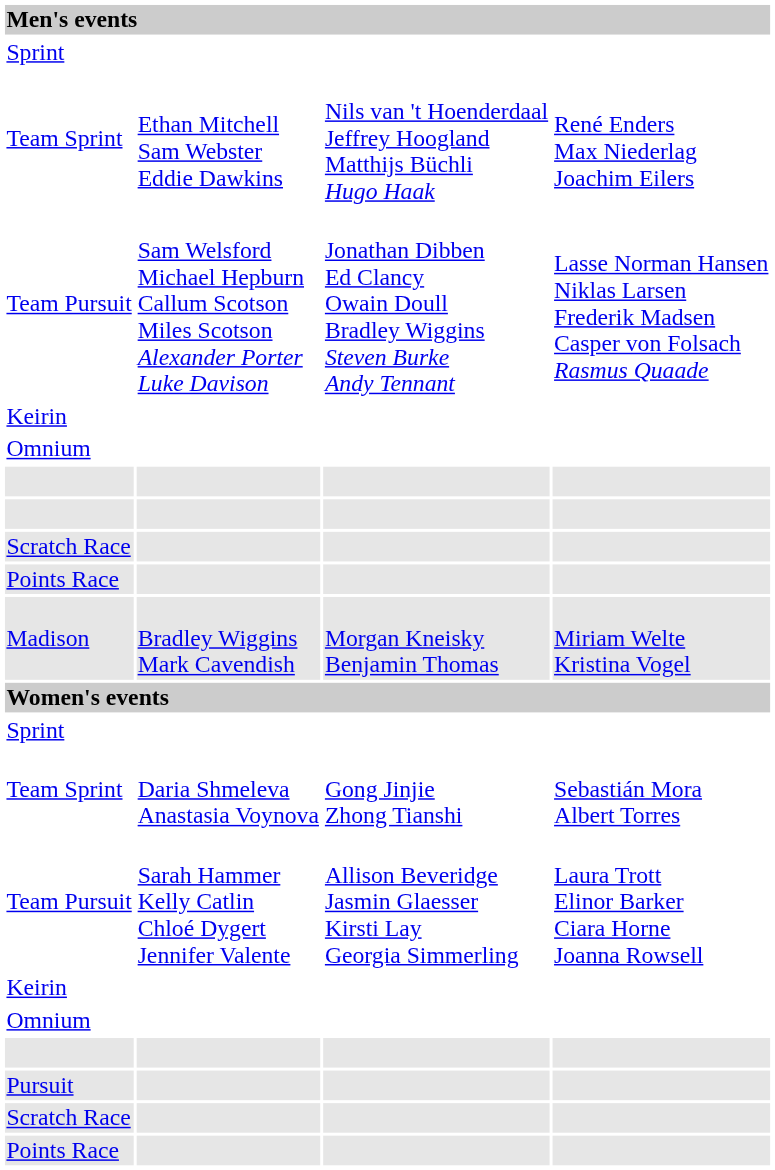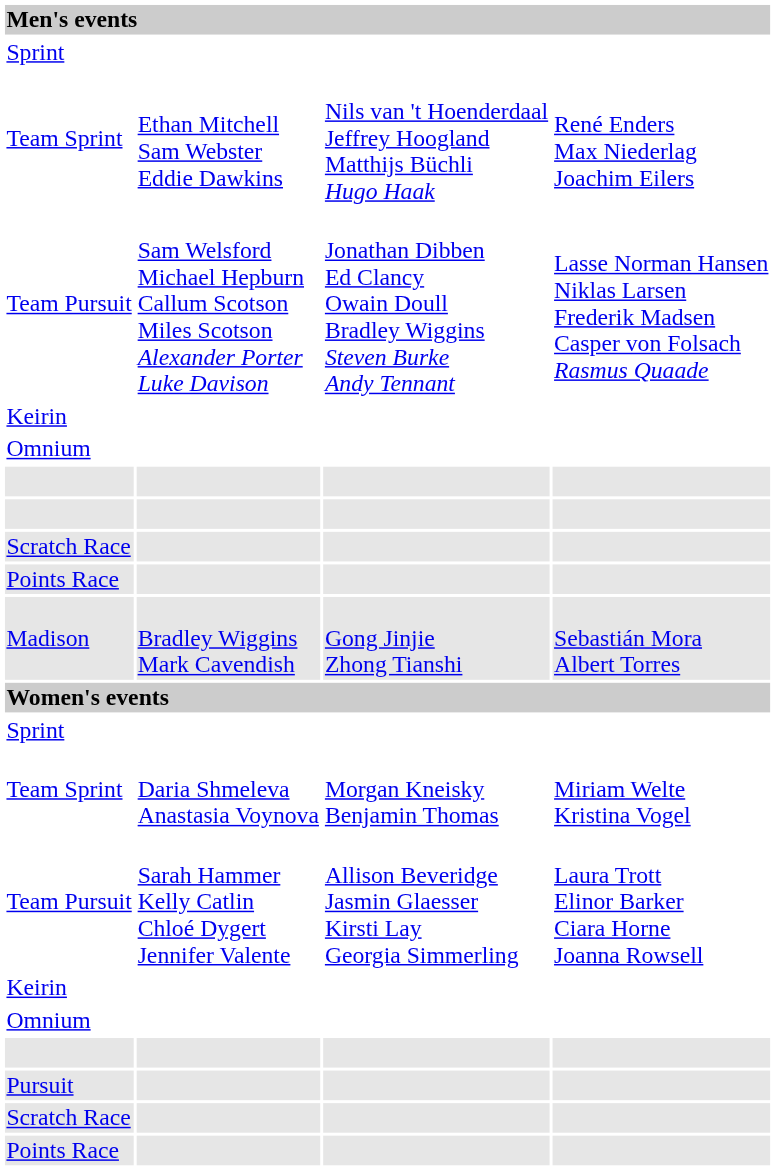(412, 651) Morgan Kneisky Benjamin Thomas -> (394, 651) Gong Jinjie Zhong Tianshi
(622, 651) Miriam Welte Kristina Vogel -> (628, 651) Sebastián Mora Albert Torres
(394, 802) Gong Jinjie Zhong Tianshi -> (412, 802) Morgan Kneisky Benjamin Thomas
(628, 802) Sebastián Mora Albert Torres -> (622, 802) Miriam Welte Kristina Vogel
